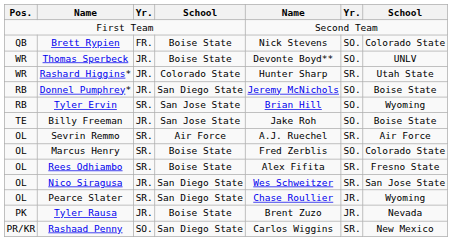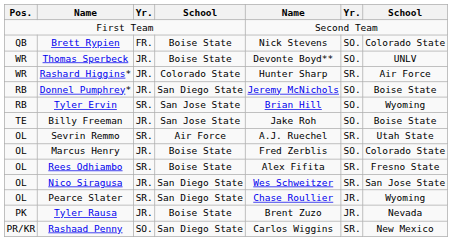(405, 74) Utah State -> (405, 74) Air Force
(405, 136) Air Force -> (405, 136) Utah State
(144, 151) SR. -> (144, 151) JR.
